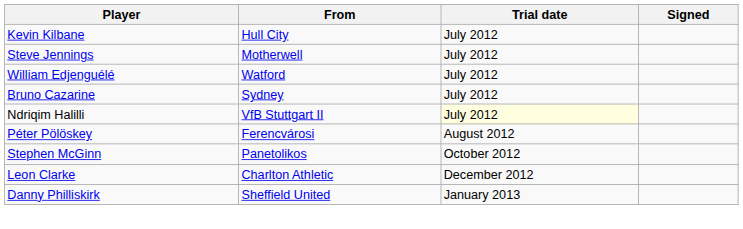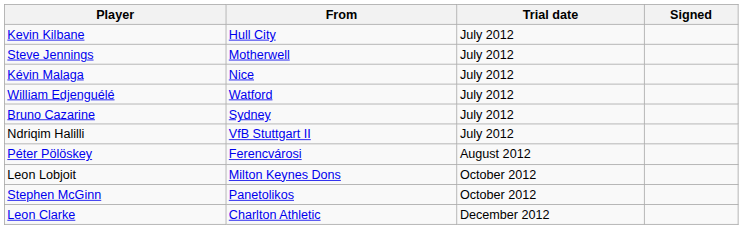+ row: (46, 75)
(471, 114) lightyellow background -> (487, 134) no background
+ row: (42, 174)
- row: (54, 194)
